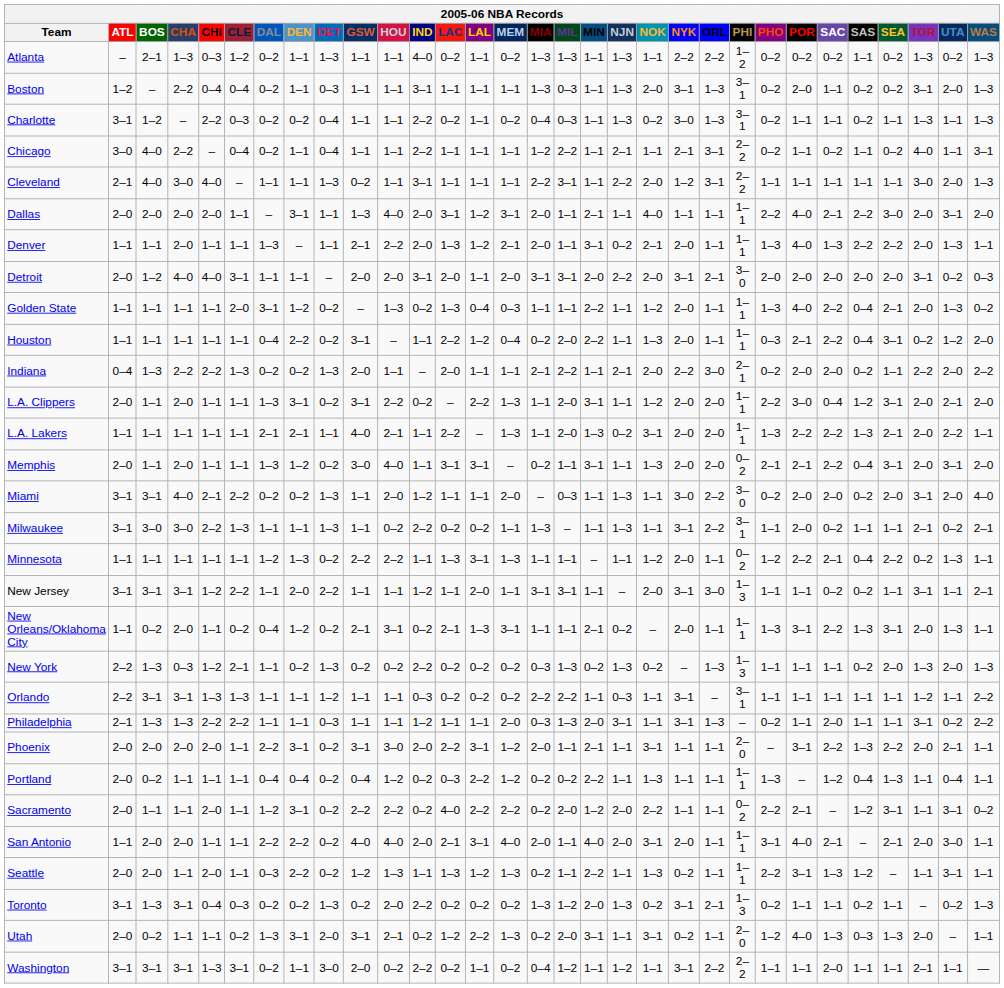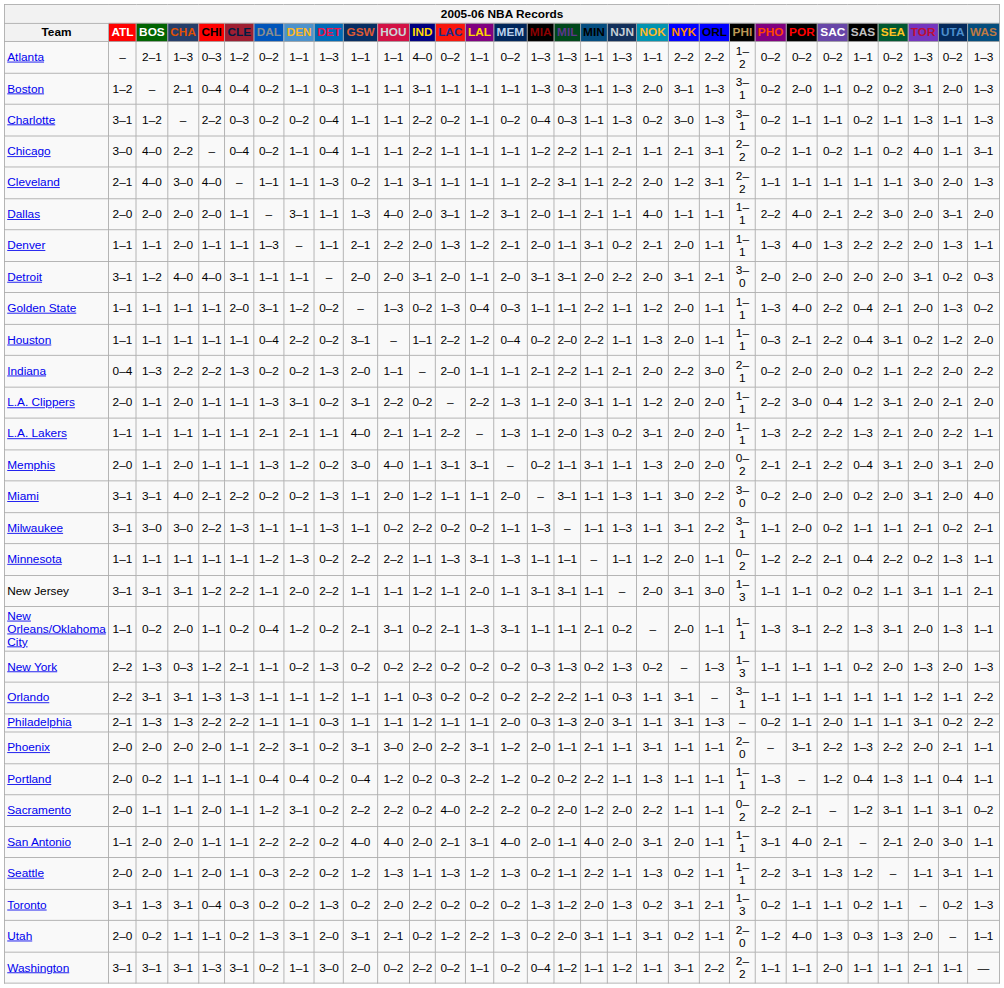(183, 88) 2–2 -> (183, 88) 2–1
(122, 277) 2–0 -> (122, 277) 3–1
(567, 496) 0–3 -> (567, 496) 3–1
